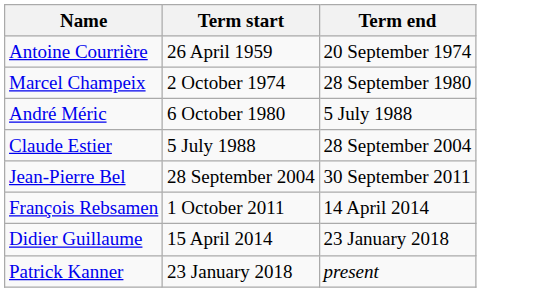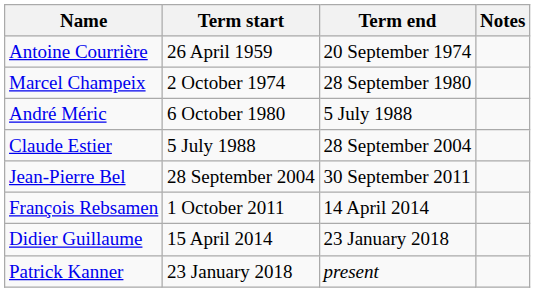+ column: (503, 20)
